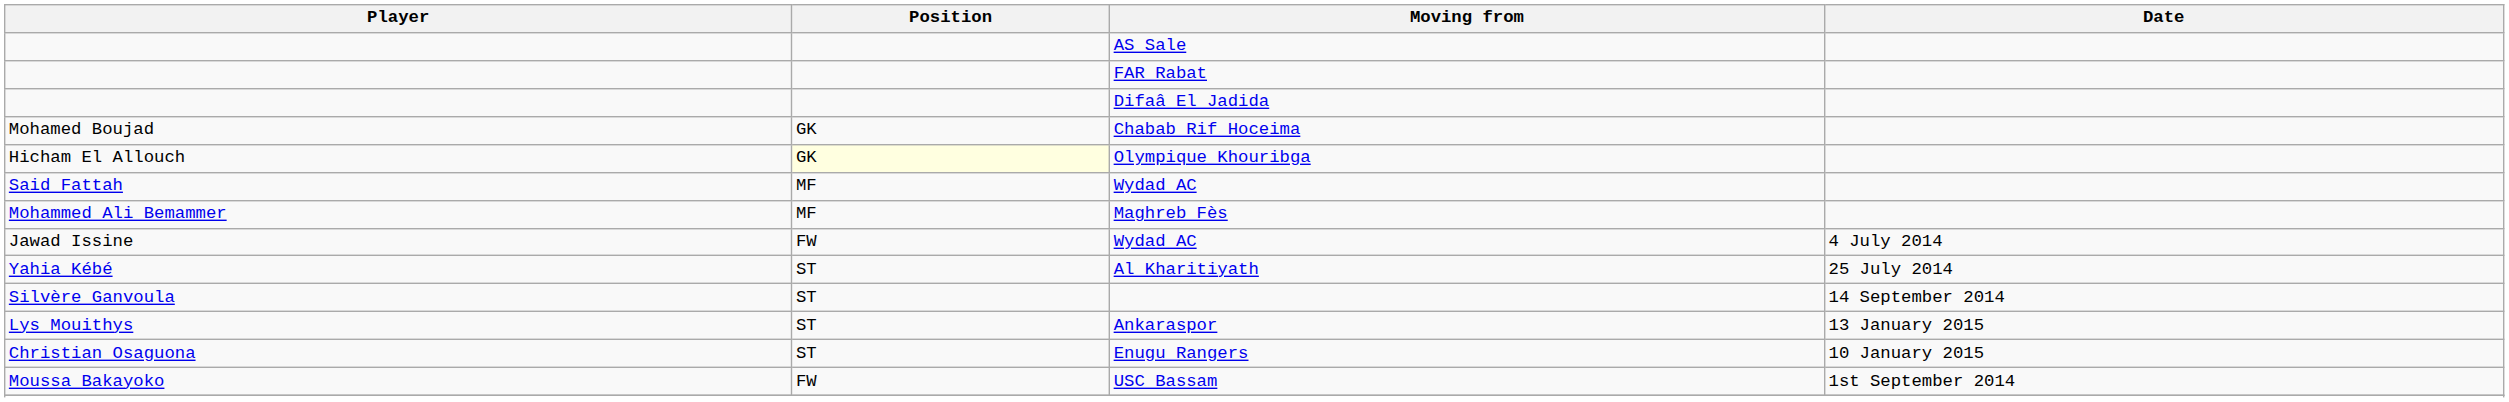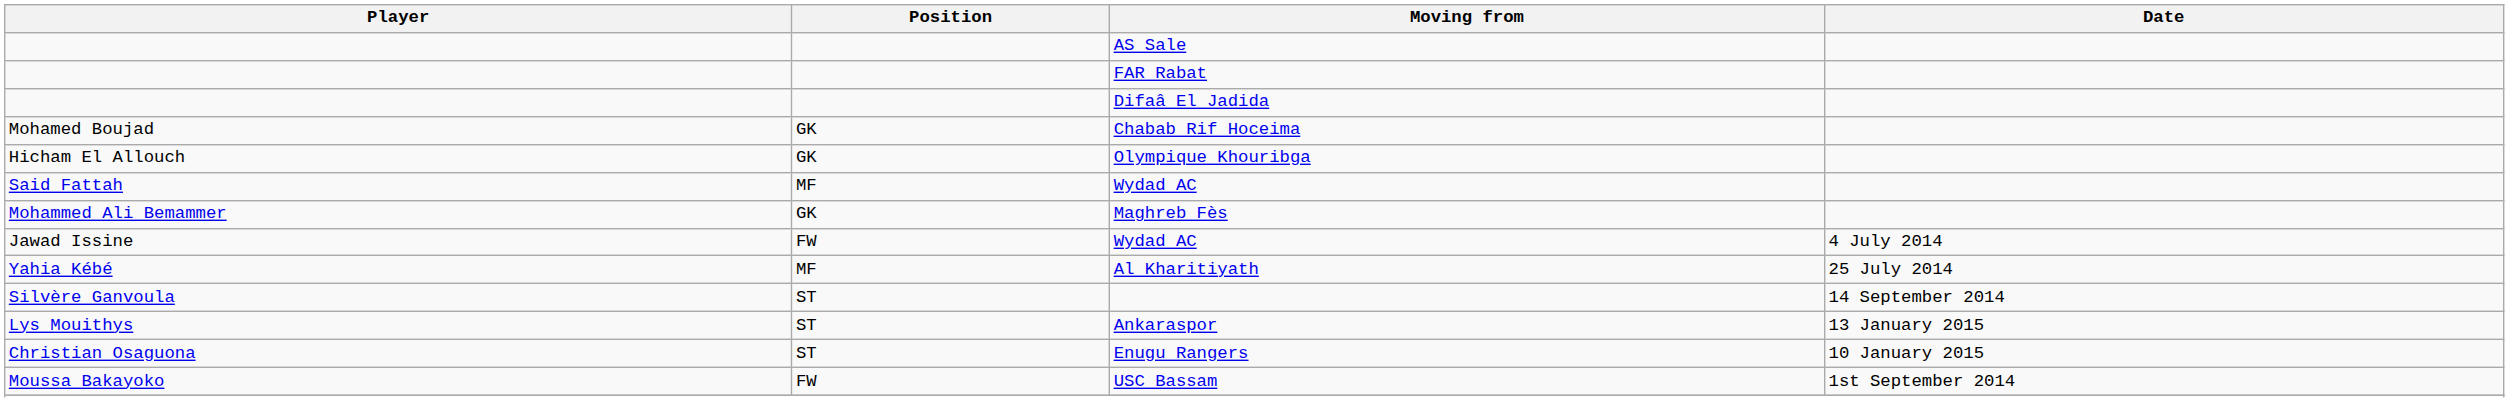(806, 159) lightyellow background -> (806, 159) no background
(806, 214) MF -> (806, 214) GK
(806, 270) ST -> (806, 270) MF
